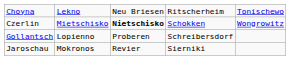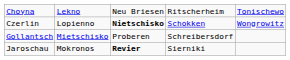(83, 23) Mietschisko -> (76, 23) Lopienno
(76, 36) Lopienno -> (83, 36) Mietschisko
(126, 49) normal -> (126, 49) bold
